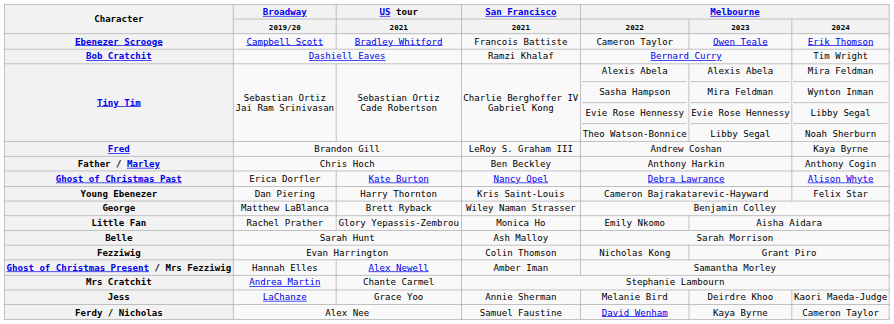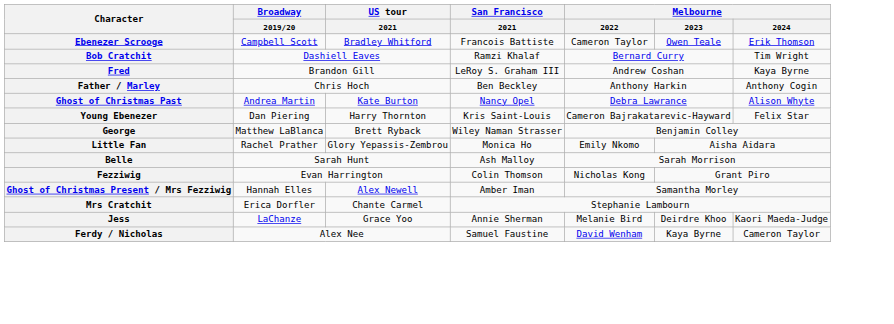- row: (119, 103)
(285, 179) Erica Dorfler -> (279, 101) Andrea Martin
(285, 282) Andrea Martin -> (279, 205) Erica Dorfler
